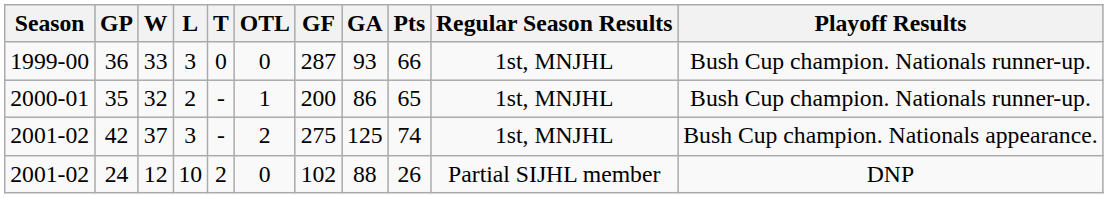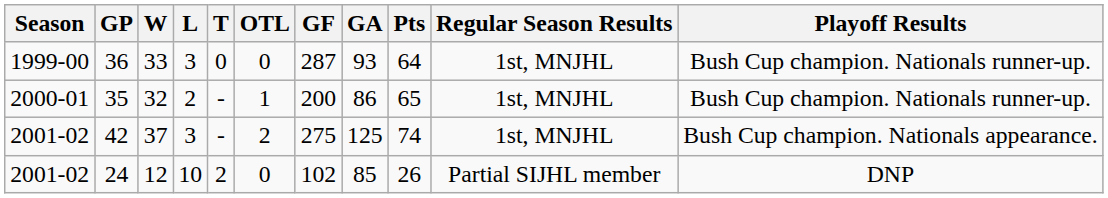(409, 60) 66 -> (409, 60) 64
(365, 173) 88 -> (365, 173) 85
